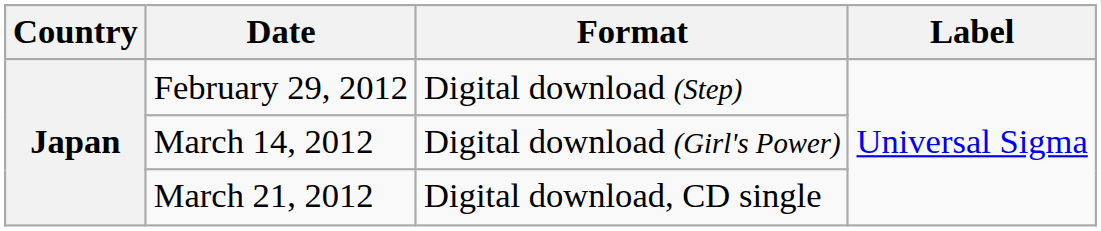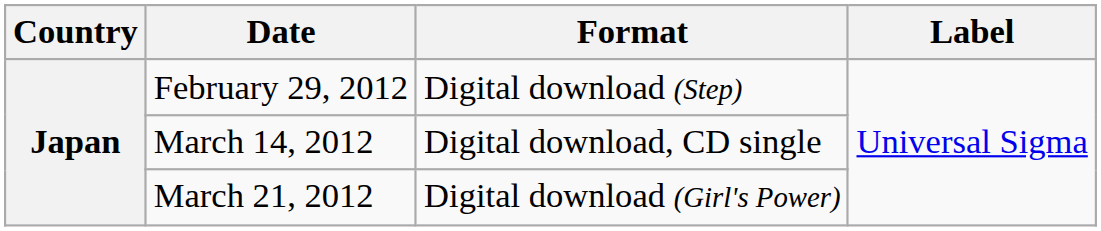(632, 141) Digital download (Girl's Power) -> (623, 141) Digital download, CD single
(623, 196) Digital download, CD single -> (632, 196) Digital download (Girl's Power)
